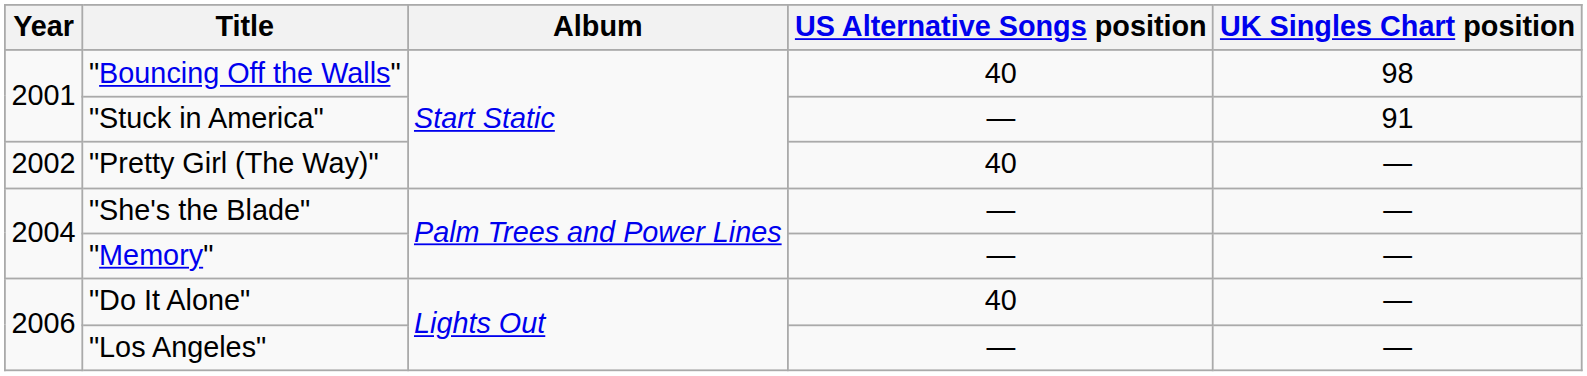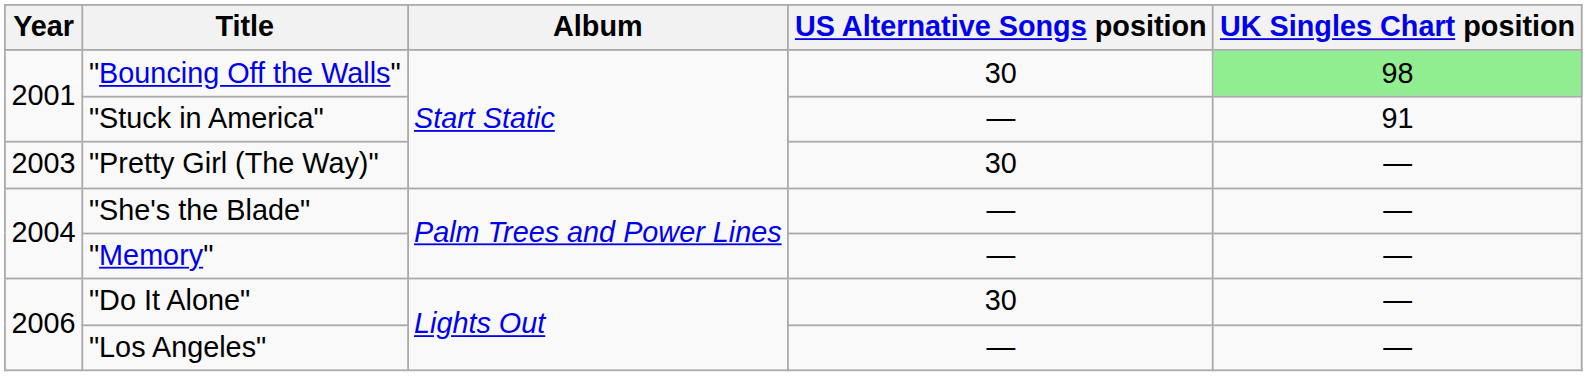(1001, 73) 40 -> (1001, 73) 30
(1398, 73) no background -> (1398, 73) lightgreen background
(44, 164) 2002 -> (44, 164) 2003
(1001, 164) 40 -> (1001, 164) 30
(1001, 301) 40 -> (1001, 301) 30
